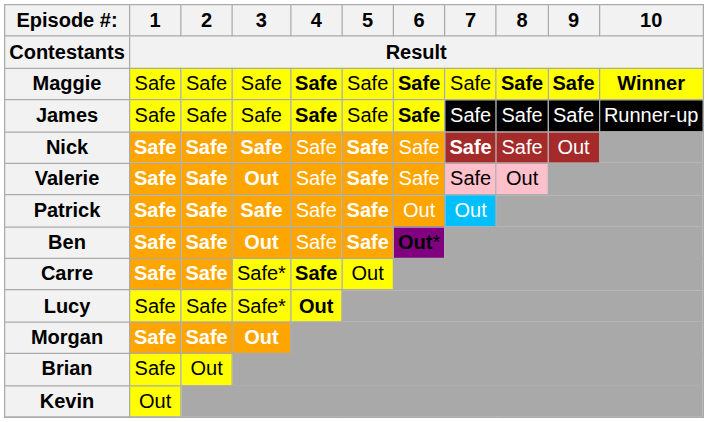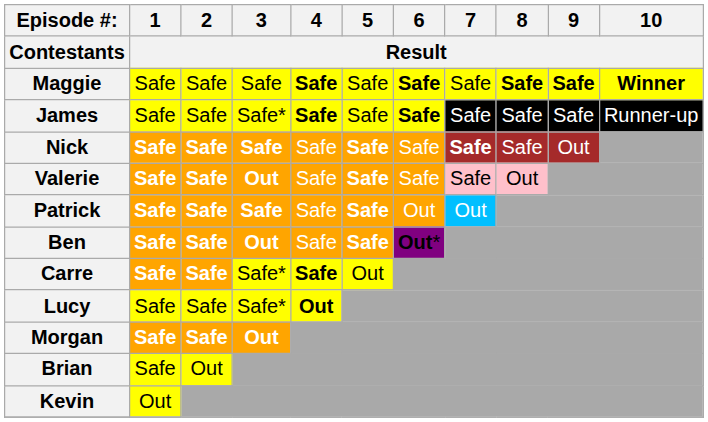(261, 115) Safe -> (261, 115) Safe*
